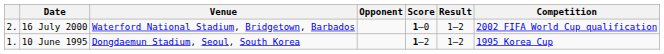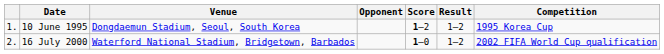rows swapped: (55, 41) <-> (55, 27)
